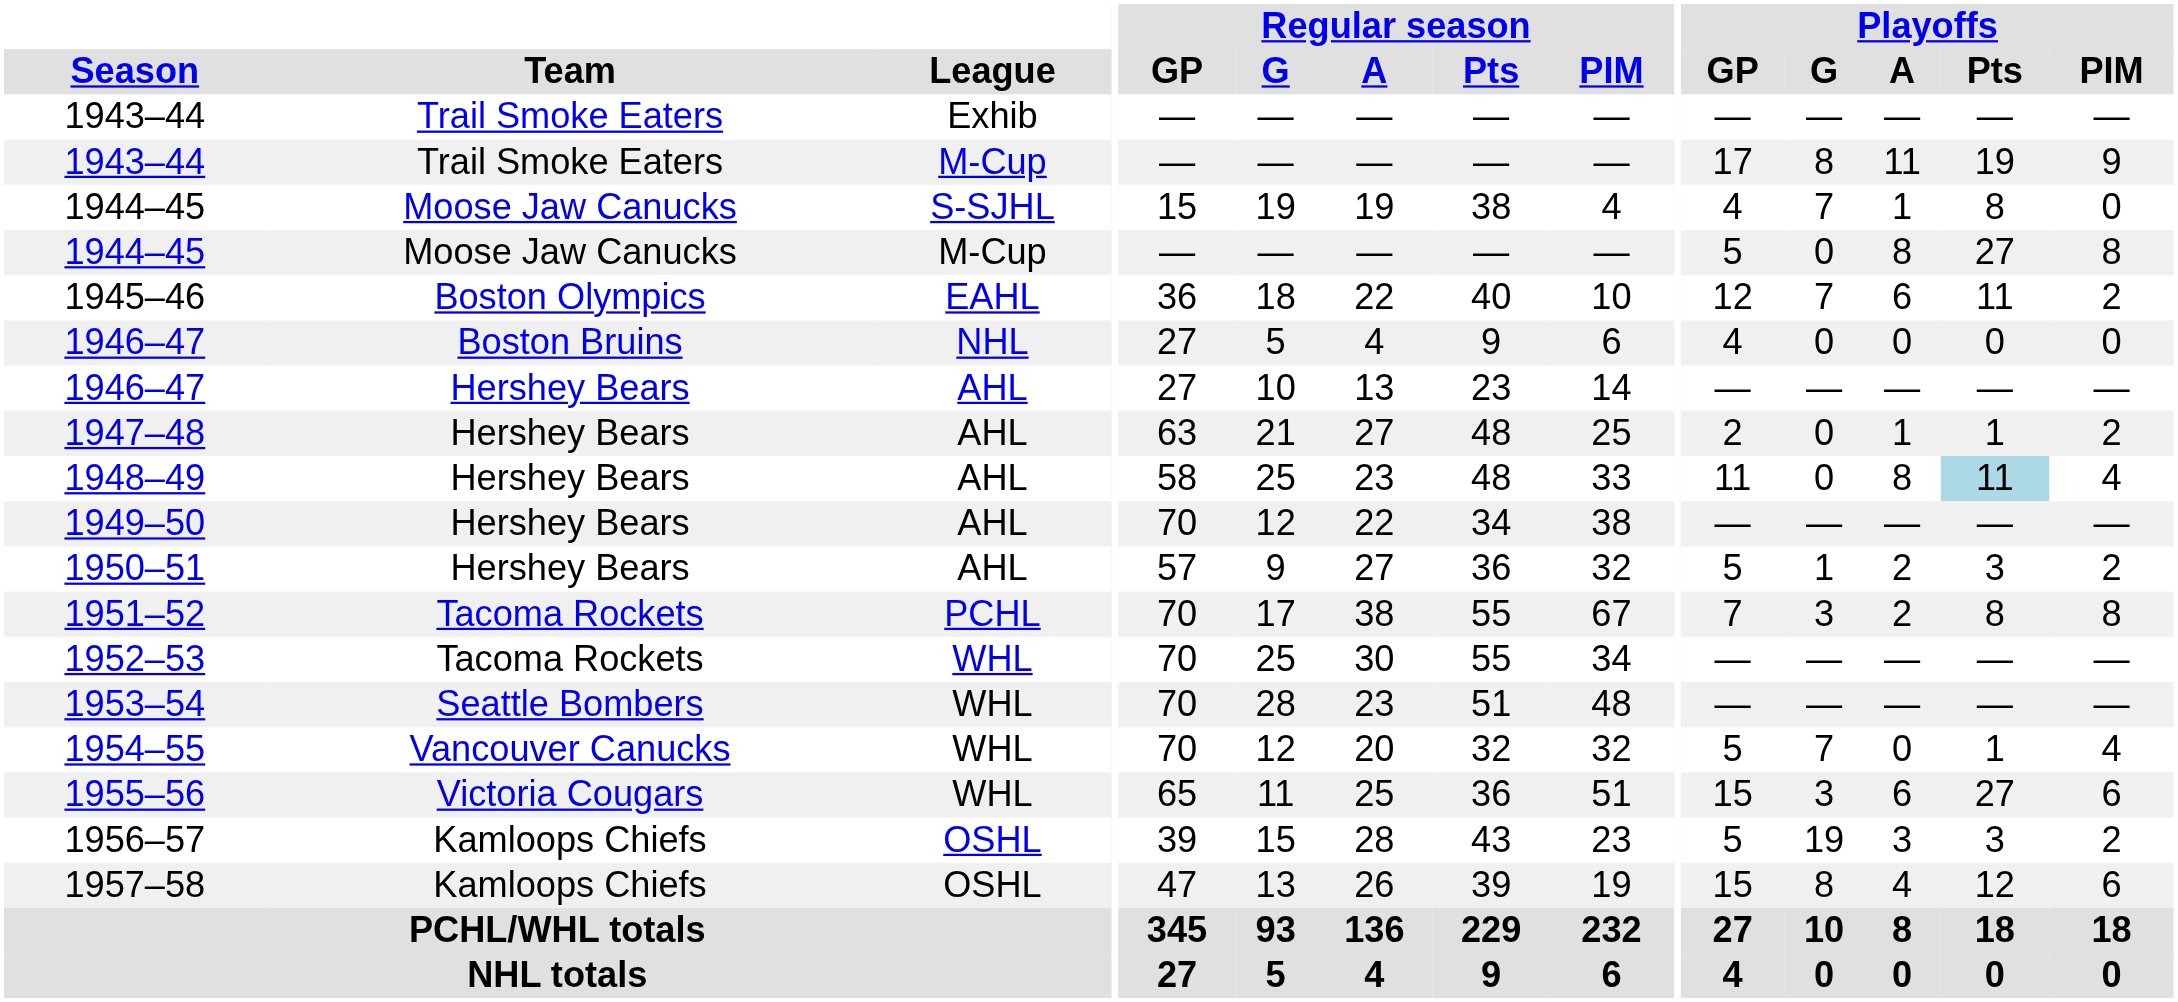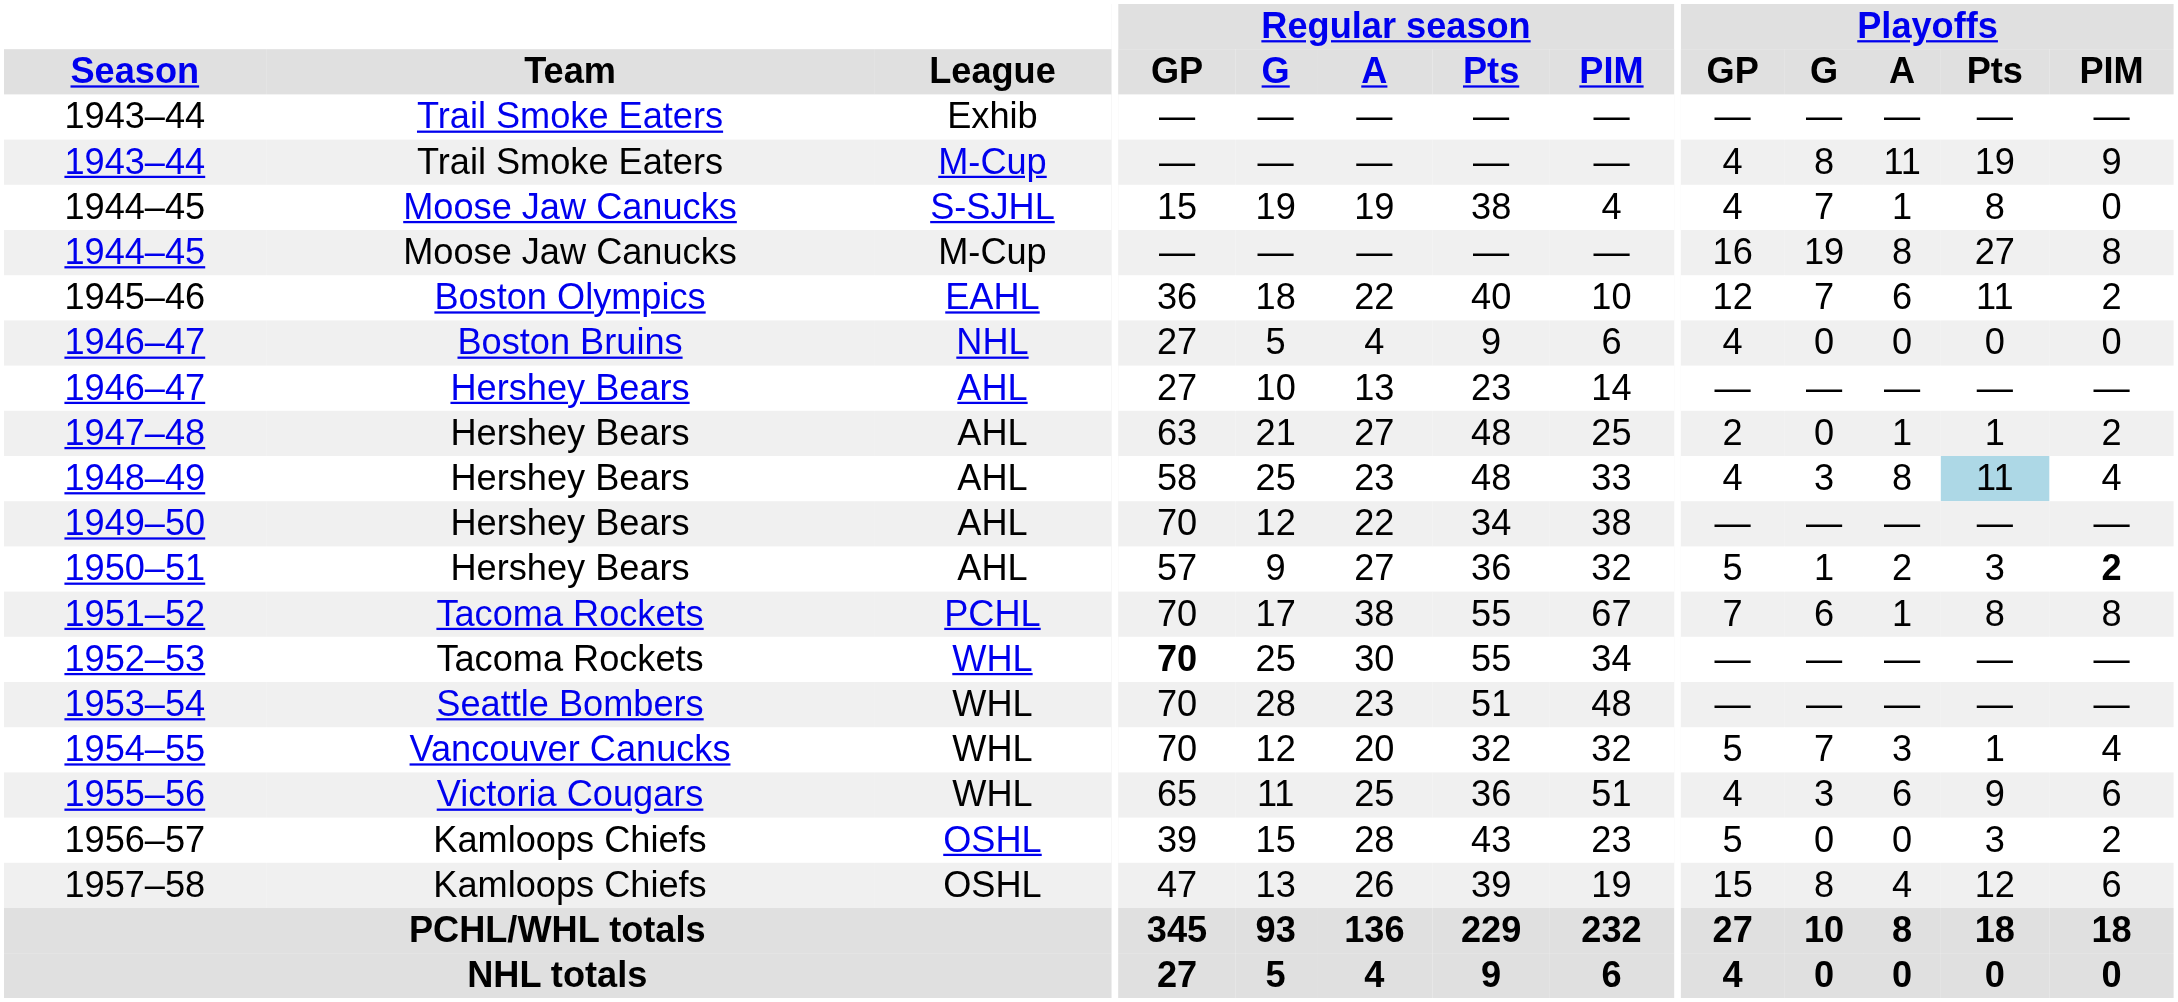(1733, 161) 17 -> (1733, 161) 4
(1733, 251) 5 -> (1733, 251) 16
(1824, 251) 0 -> (1824, 251) 19
(1733, 477) 11 -> (1733, 477) 4
(1824, 477) 0 -> (1824, 477) 3
(2112, 568) normal -> (2112, 568) bold
(1824, 613) 3 -> (1824, 613) 6
(1902, 613) 2 -> (1902, 613) 1
(1177, 658) normal -> (1177, 658) bold
(1902, 749) 0 -> (1902, 749) 3
(1733, 794) 15 -> (1733, 794) 4
(1995, 794) 27 -> (1995, 794) 9
(1824, 839) 19 -> (1824, 839) 0
(1902, 839) 3 -> (1902, 839) 0
